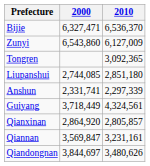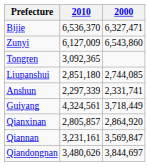columns swapped: (124, 12) <-> (81, 12)
